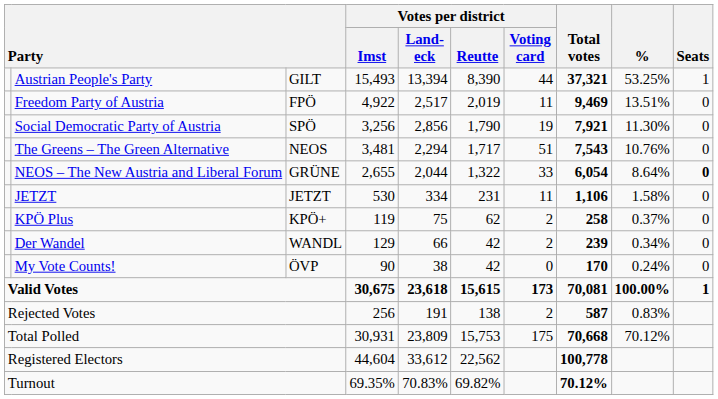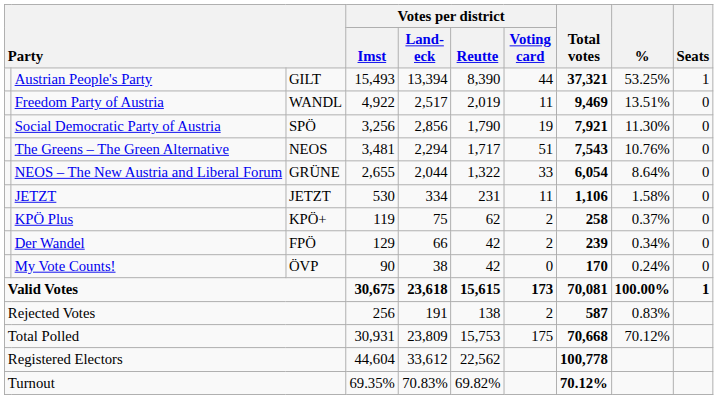(302, 102) FPÖ -> (315, 102) WANDL
(706, 172) bold -> (706, 172) normal
(315, 242) WANDL -> (302, 242) FPÖ
